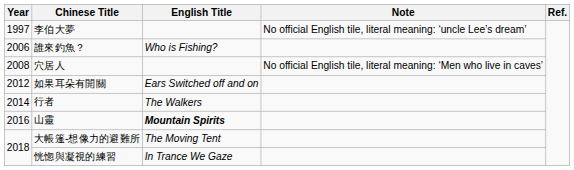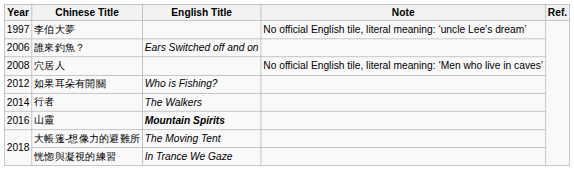(181, 47) Who is Fishing? -> (202, 47) Ears Switched off and on
(202, 84) Ears Switched off and on -> (181, 84) Who is Fishing?
